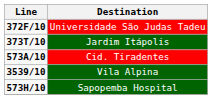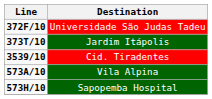(26, 57) 573A/10 -> (26, 57) 3539/10
(26, 72) 3539/10 -> (26, 72) 573A/10
